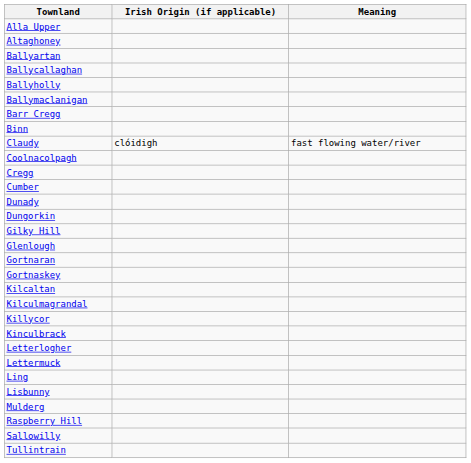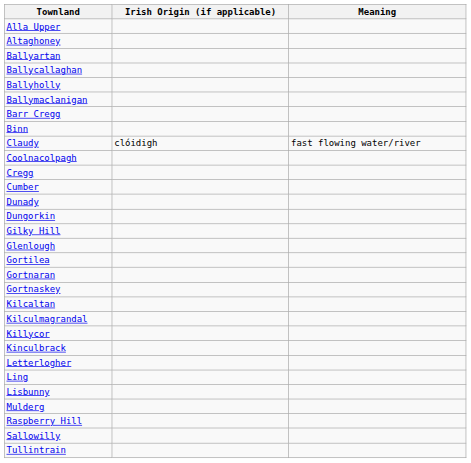+ row: (28, 260)
- row: (33, 363)
